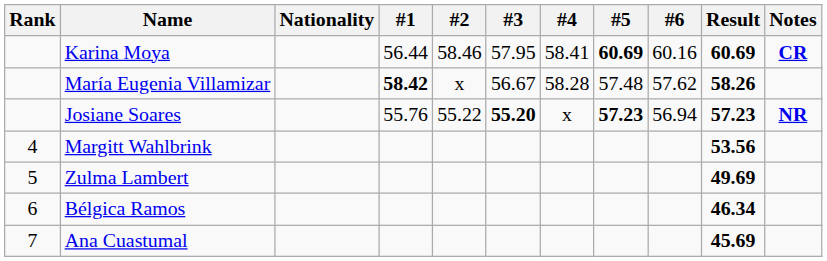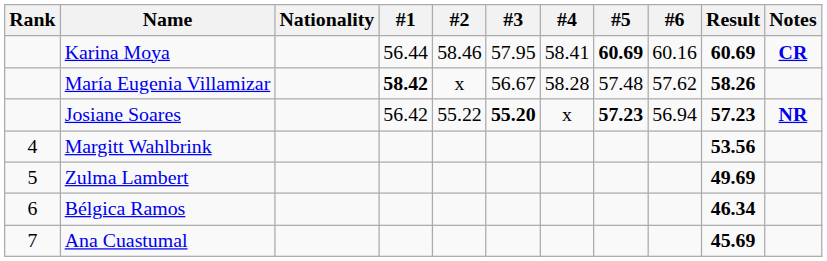(406, 114) 55.76 -> (406, 114) 56.42
